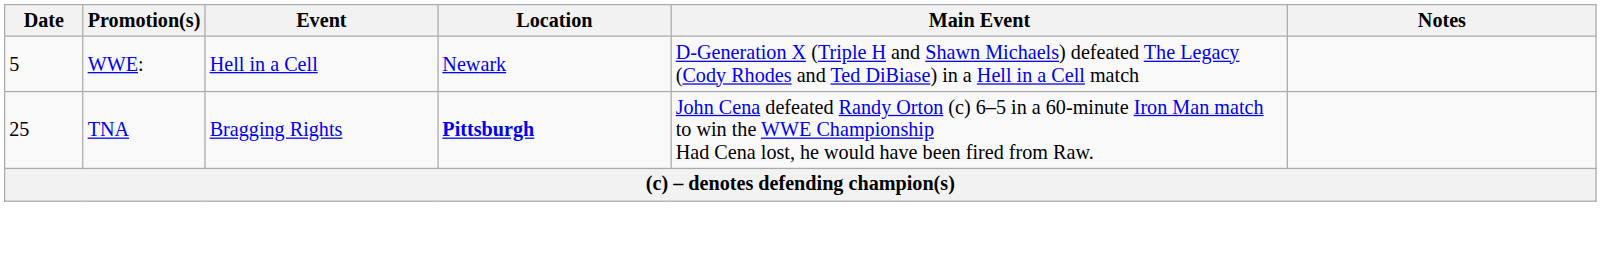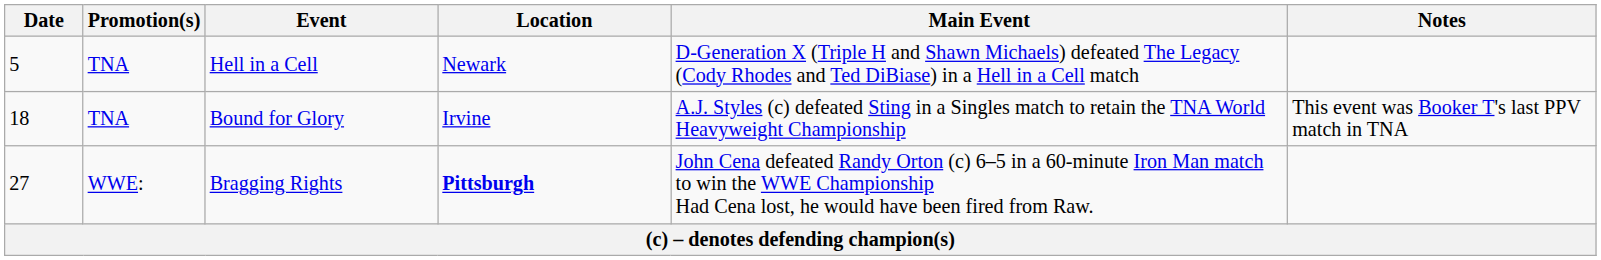(116, 63) WWE: -> (108, 63) TNA
+ row: (277, 118)
(19, 129) 25 -> (19, 184) 27
(108, 129) TNA -> (116, 184) WWE:
